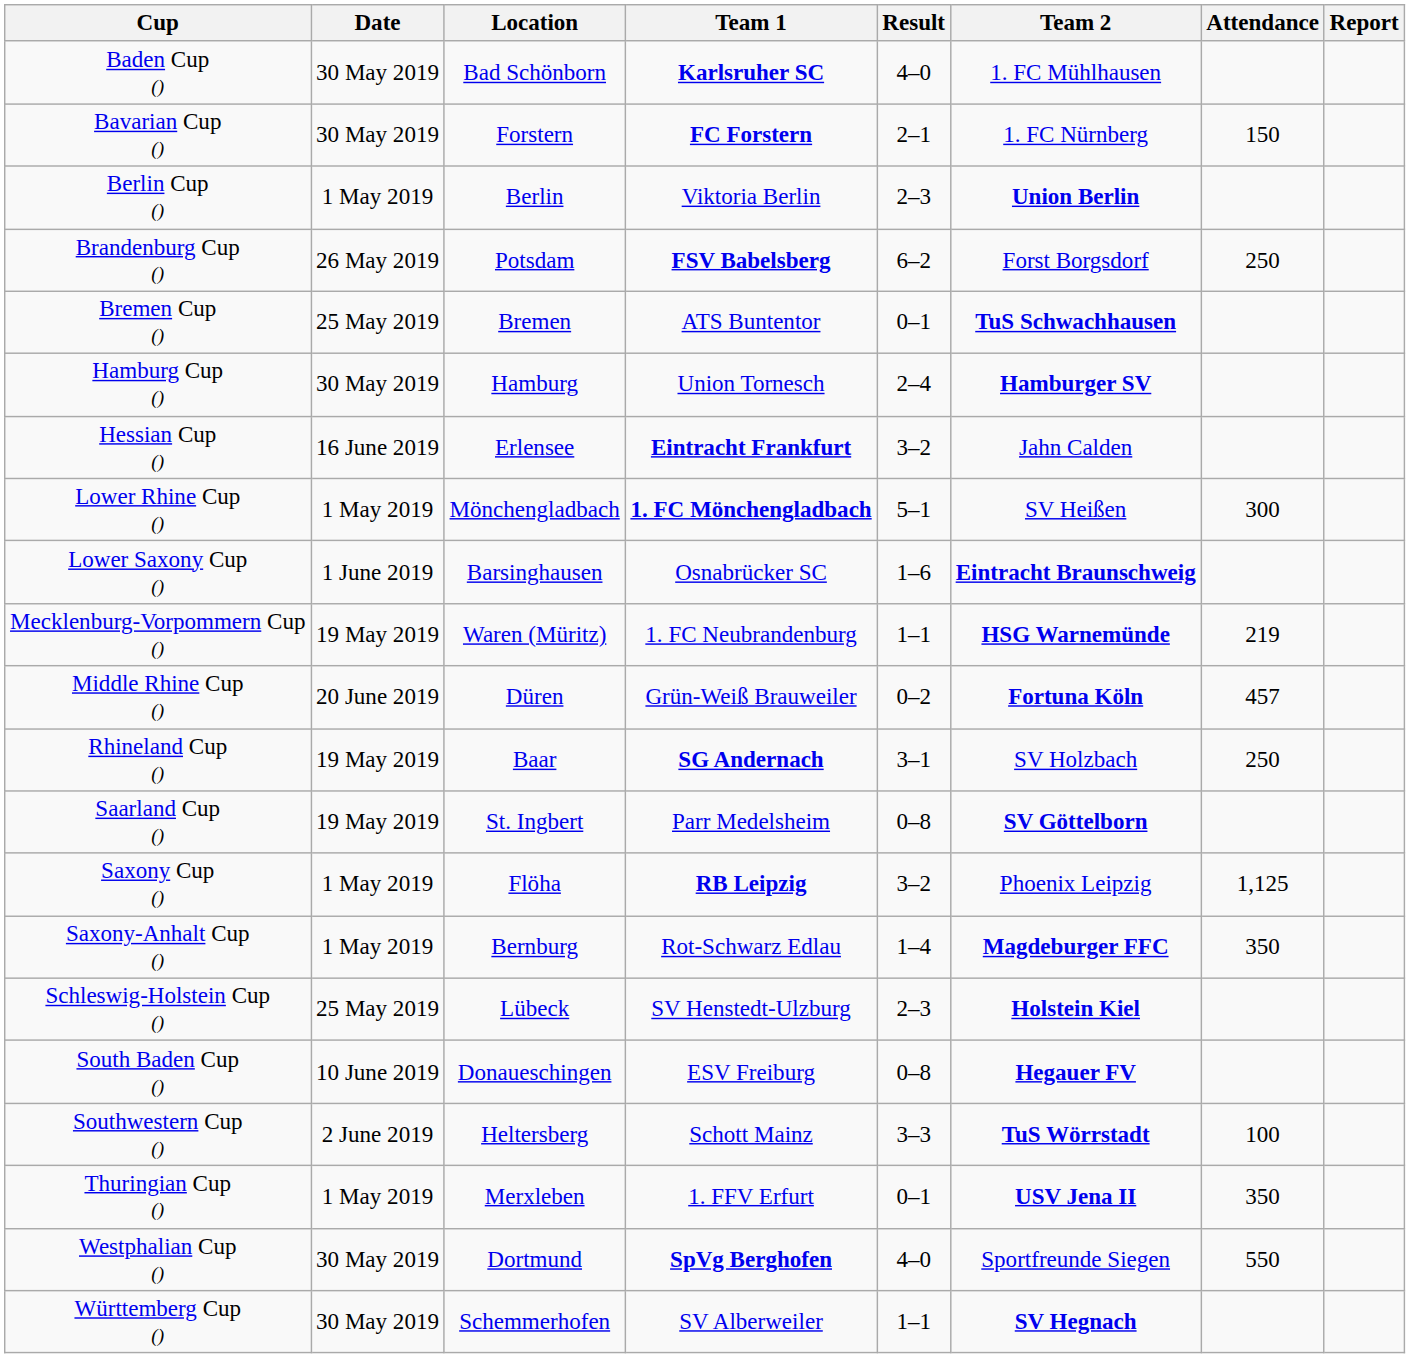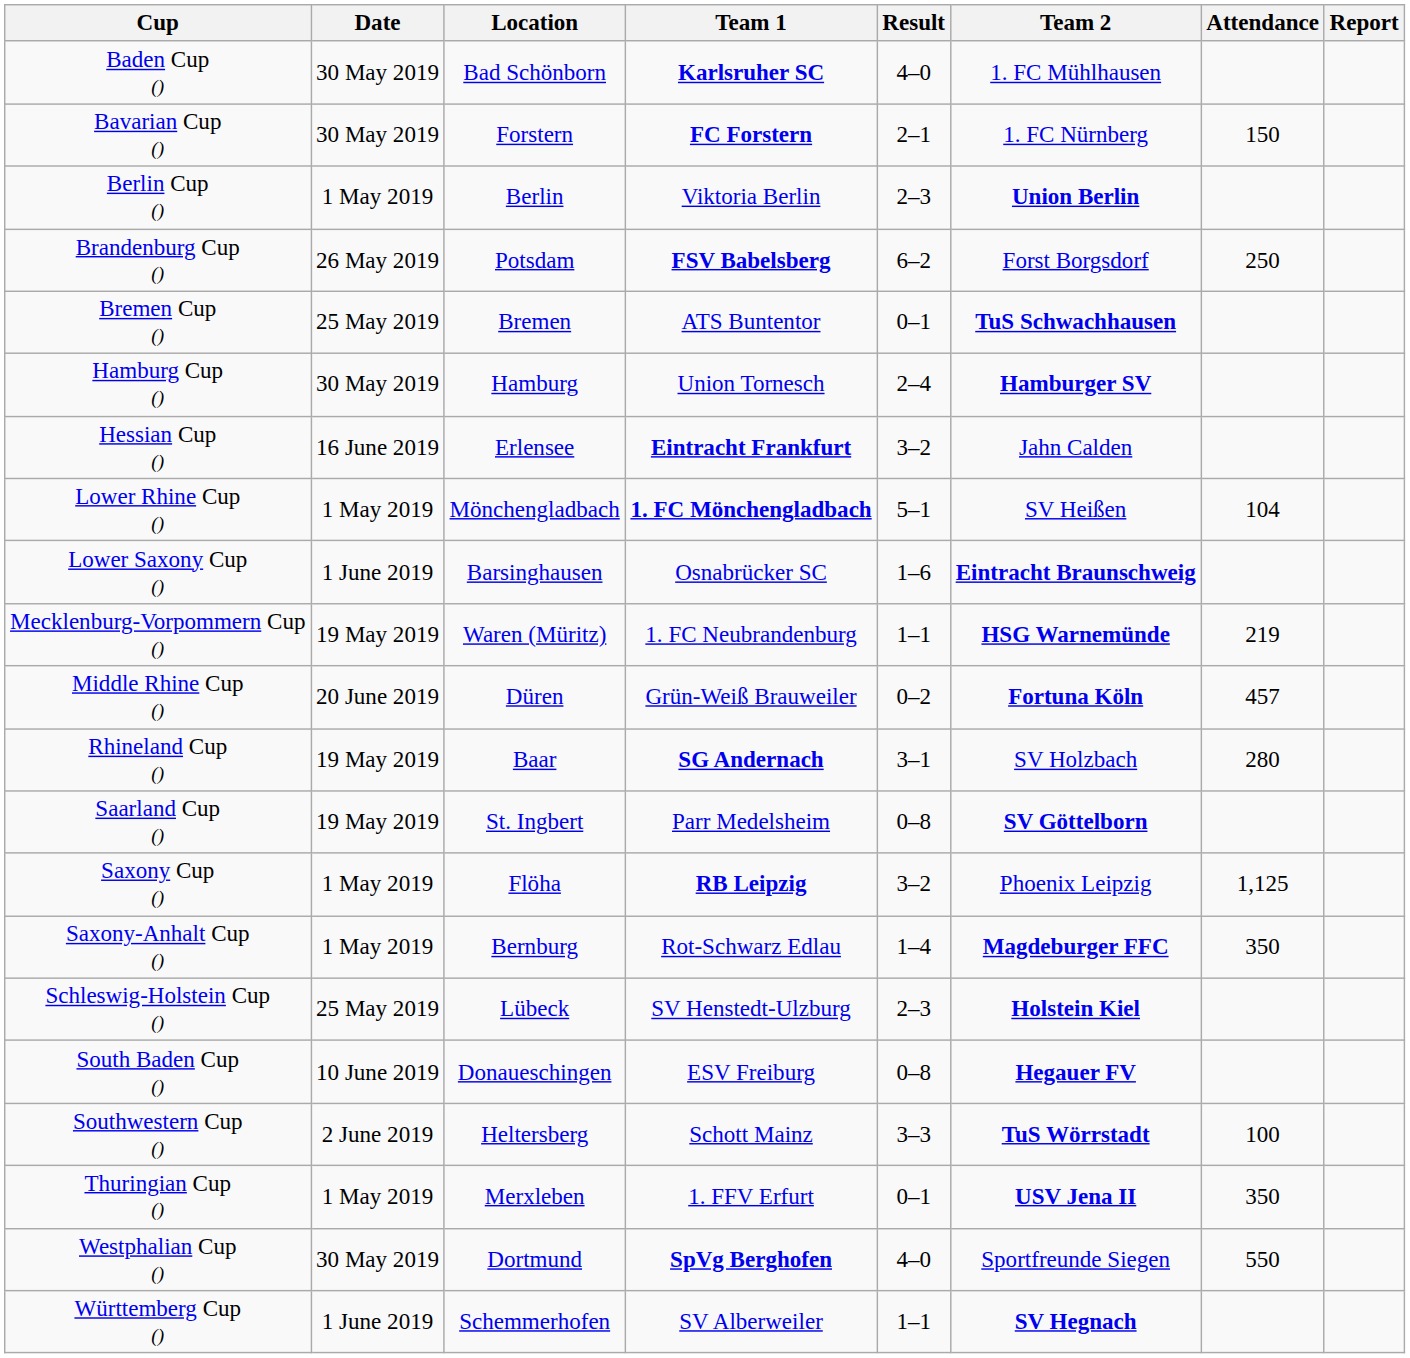(1263, 509) 300 -> (1263, 509) 104
(1263, 759) 250 -> (1263, 759) 280
(378, 1321) 30 May 2019 -> (378, 1321) 1 June 2019
